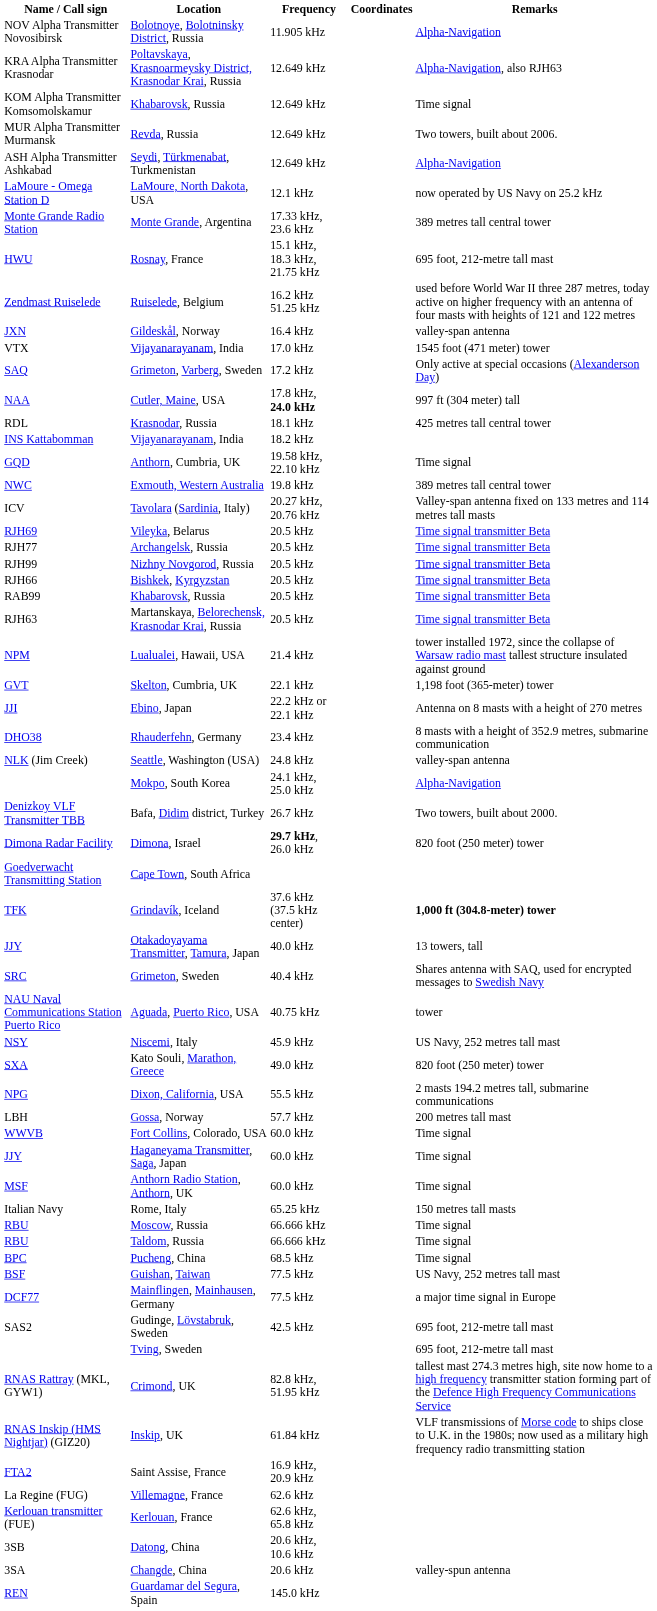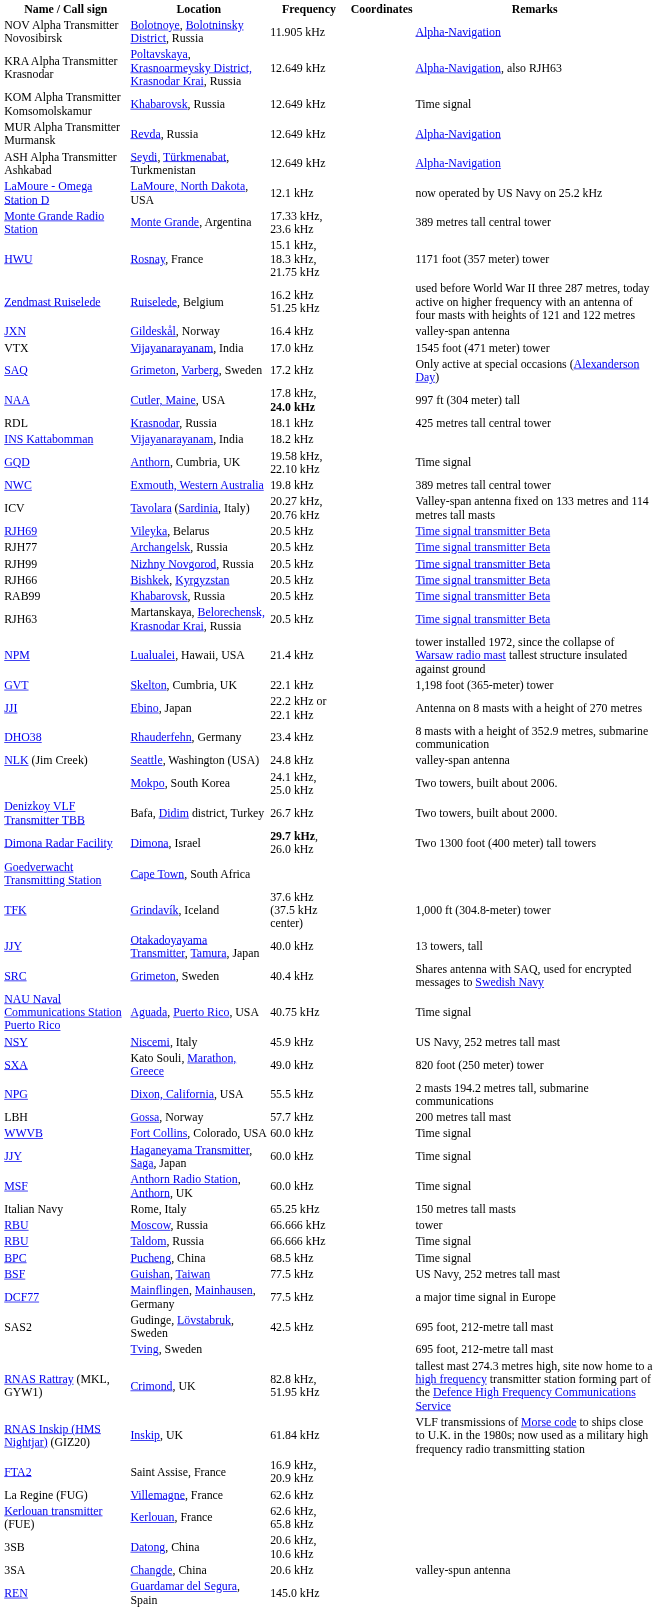(486, 134) Two towers, built about 2006. -> (458, 134) Alpha-Navigation
(484, 259) 695 foot, 212-metre tall mast -> (482, 259) 1171 foot (357 meter) tower
(458, 783) Alpha-Navigation -> (486, 783) Two towers, built about 2006.
(480, 842) 820 foot (250 meter) tower -> (506, 842) Two 1300 foot (400 meter) tall towers
(486, 910) bold -> (483, 910) normal
(429, 1012) tower -> (443, 1012) Time signal
(443, 1225) Time signal -> (429, 1225) tower
